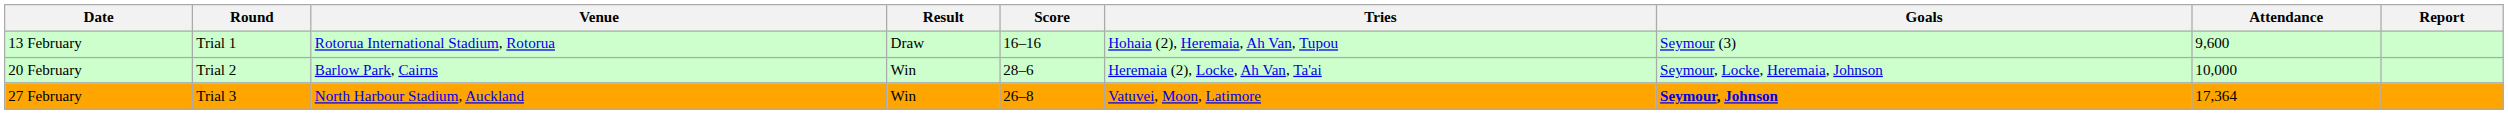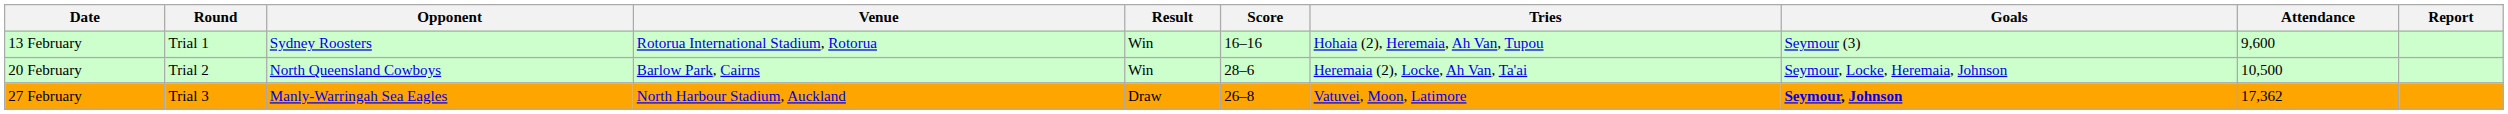+ column: (450, 17)
(907, 43) Draw -> (1141, 43) Win
(2216, 69) 10,000 -> (2262, 69) 10,500
(903, 96) Win -> (1145, 96) Draw
(2216, 96) 17,364 -> (2262, 96) 17,362
